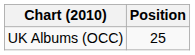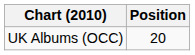(158, 38) 25 -> (158, 38) 20
